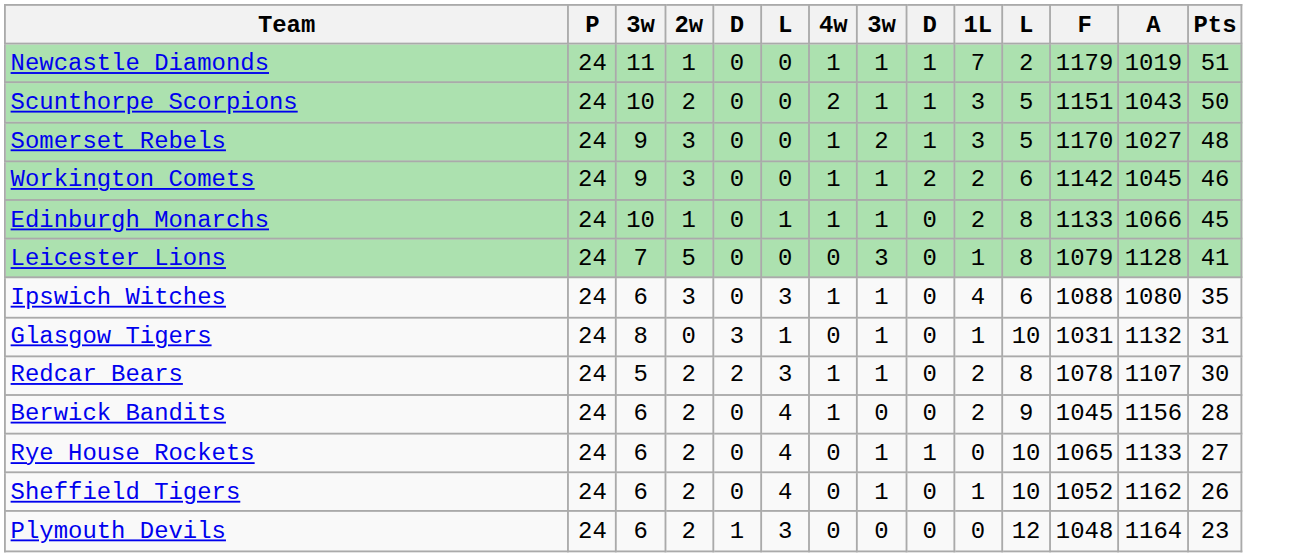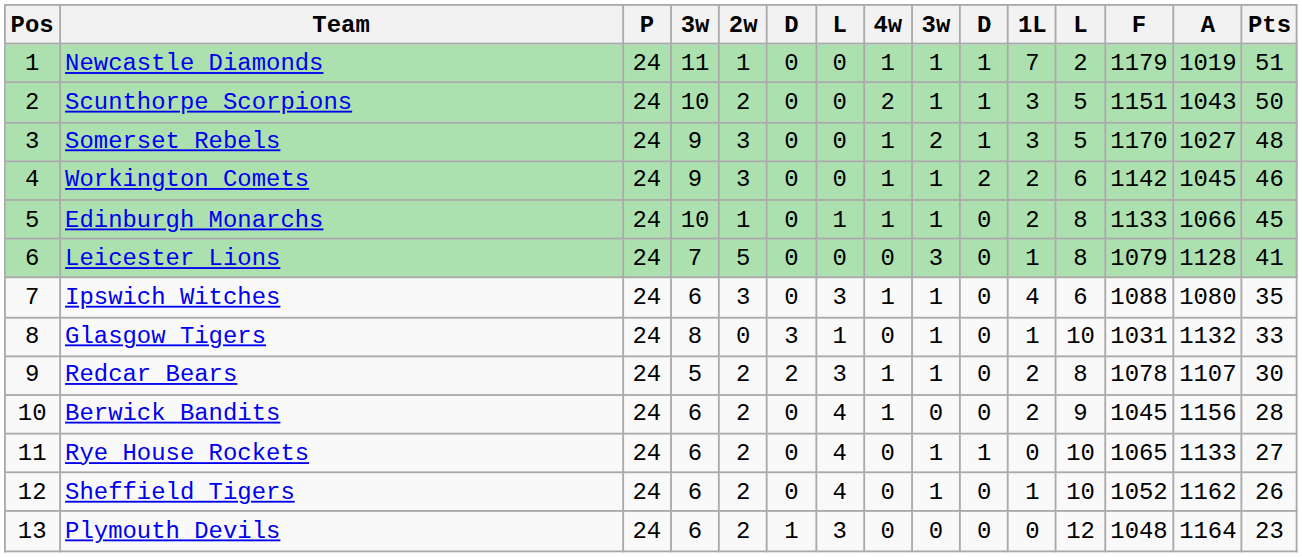+ column: (32, 24)
(1215, 336) 31 -> (1269, 336) 33
